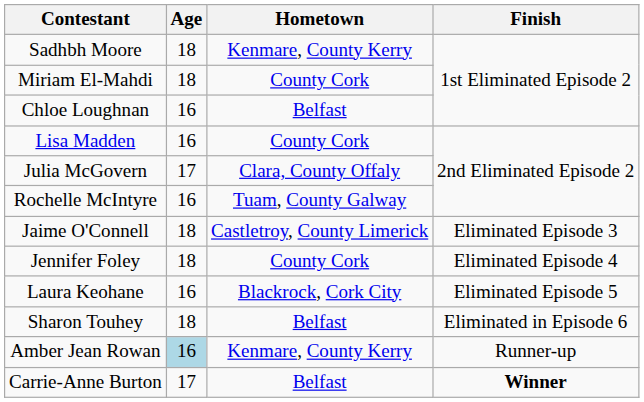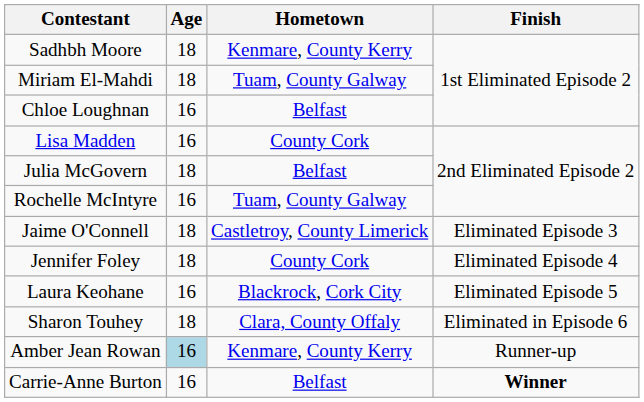(320, 79) County Cork -> (320, 79) Tuam, County Galway
(186, 170) 17 -> (186, 170) 18
(320, 170) Clara, County Offaly -> (320, 170) Belfast
(320, 321) Belfast -> (320, 321) Clara, County Offaly
(186, 381) 17 -> (186, 381) 16
